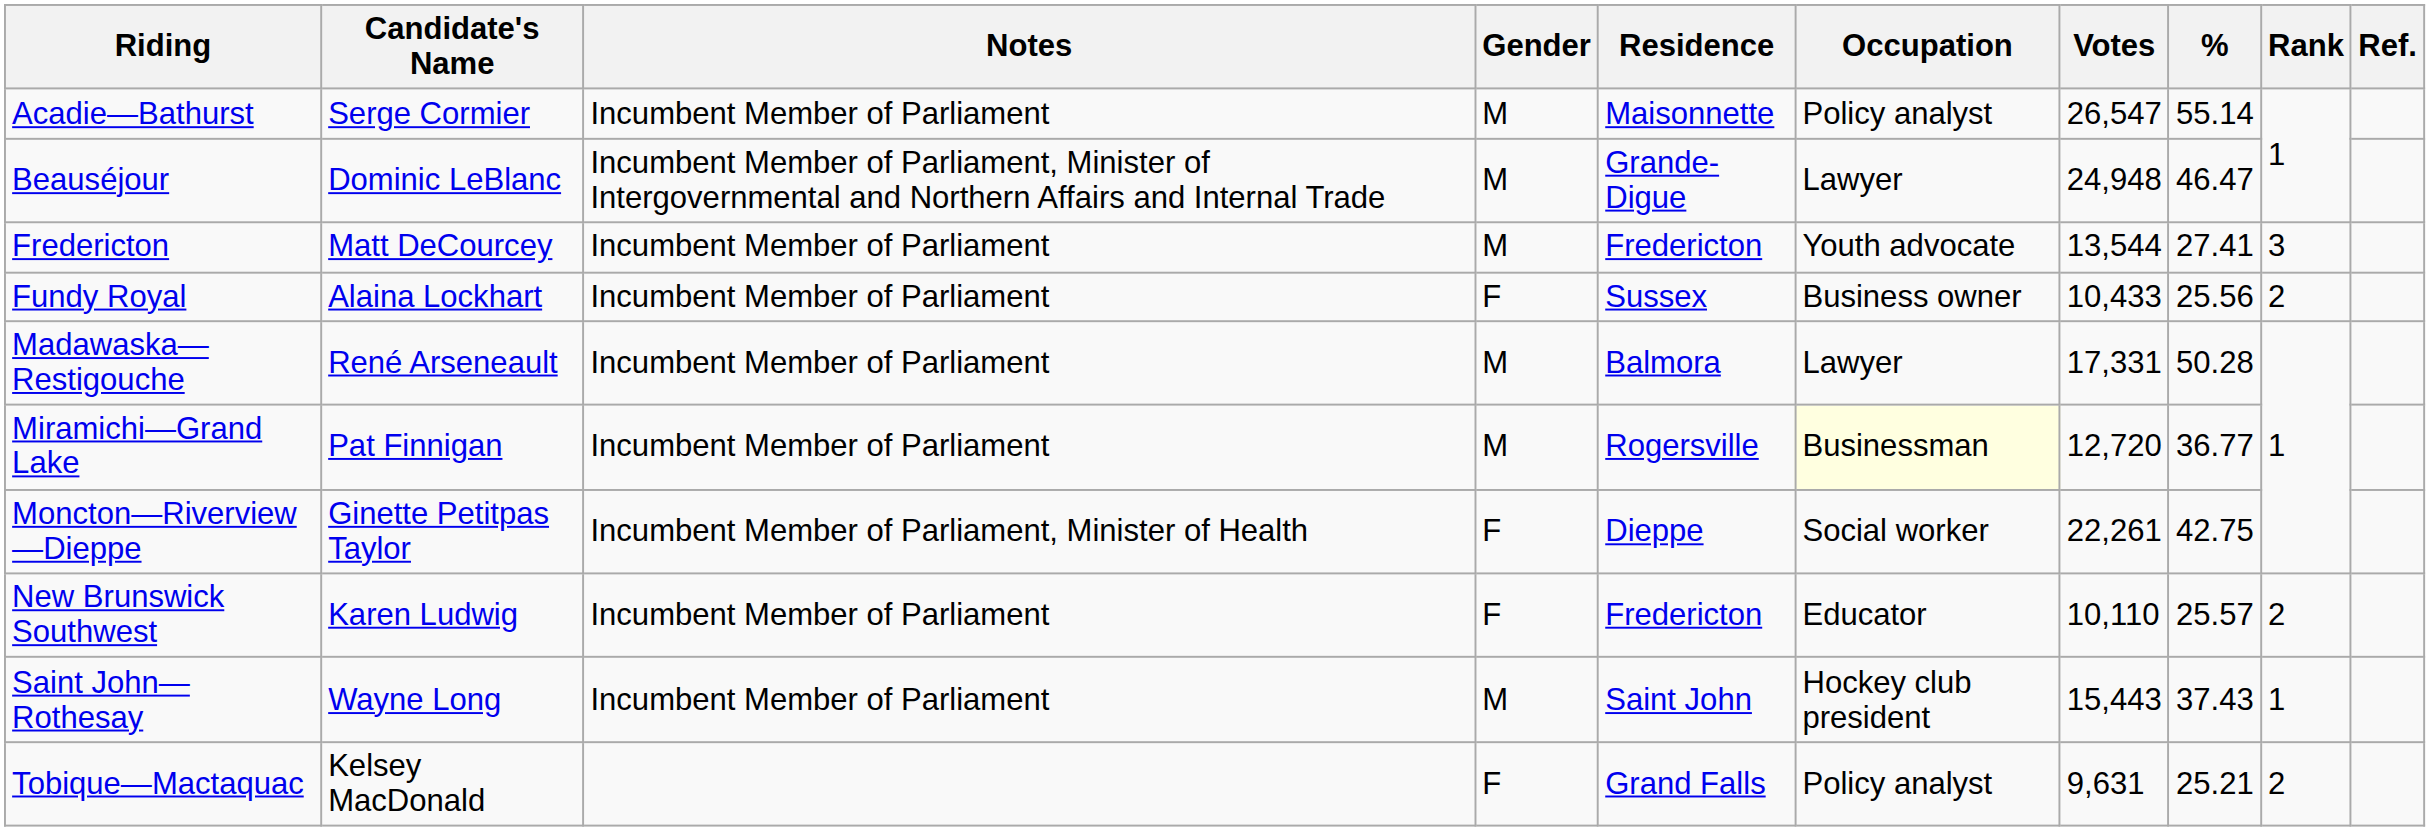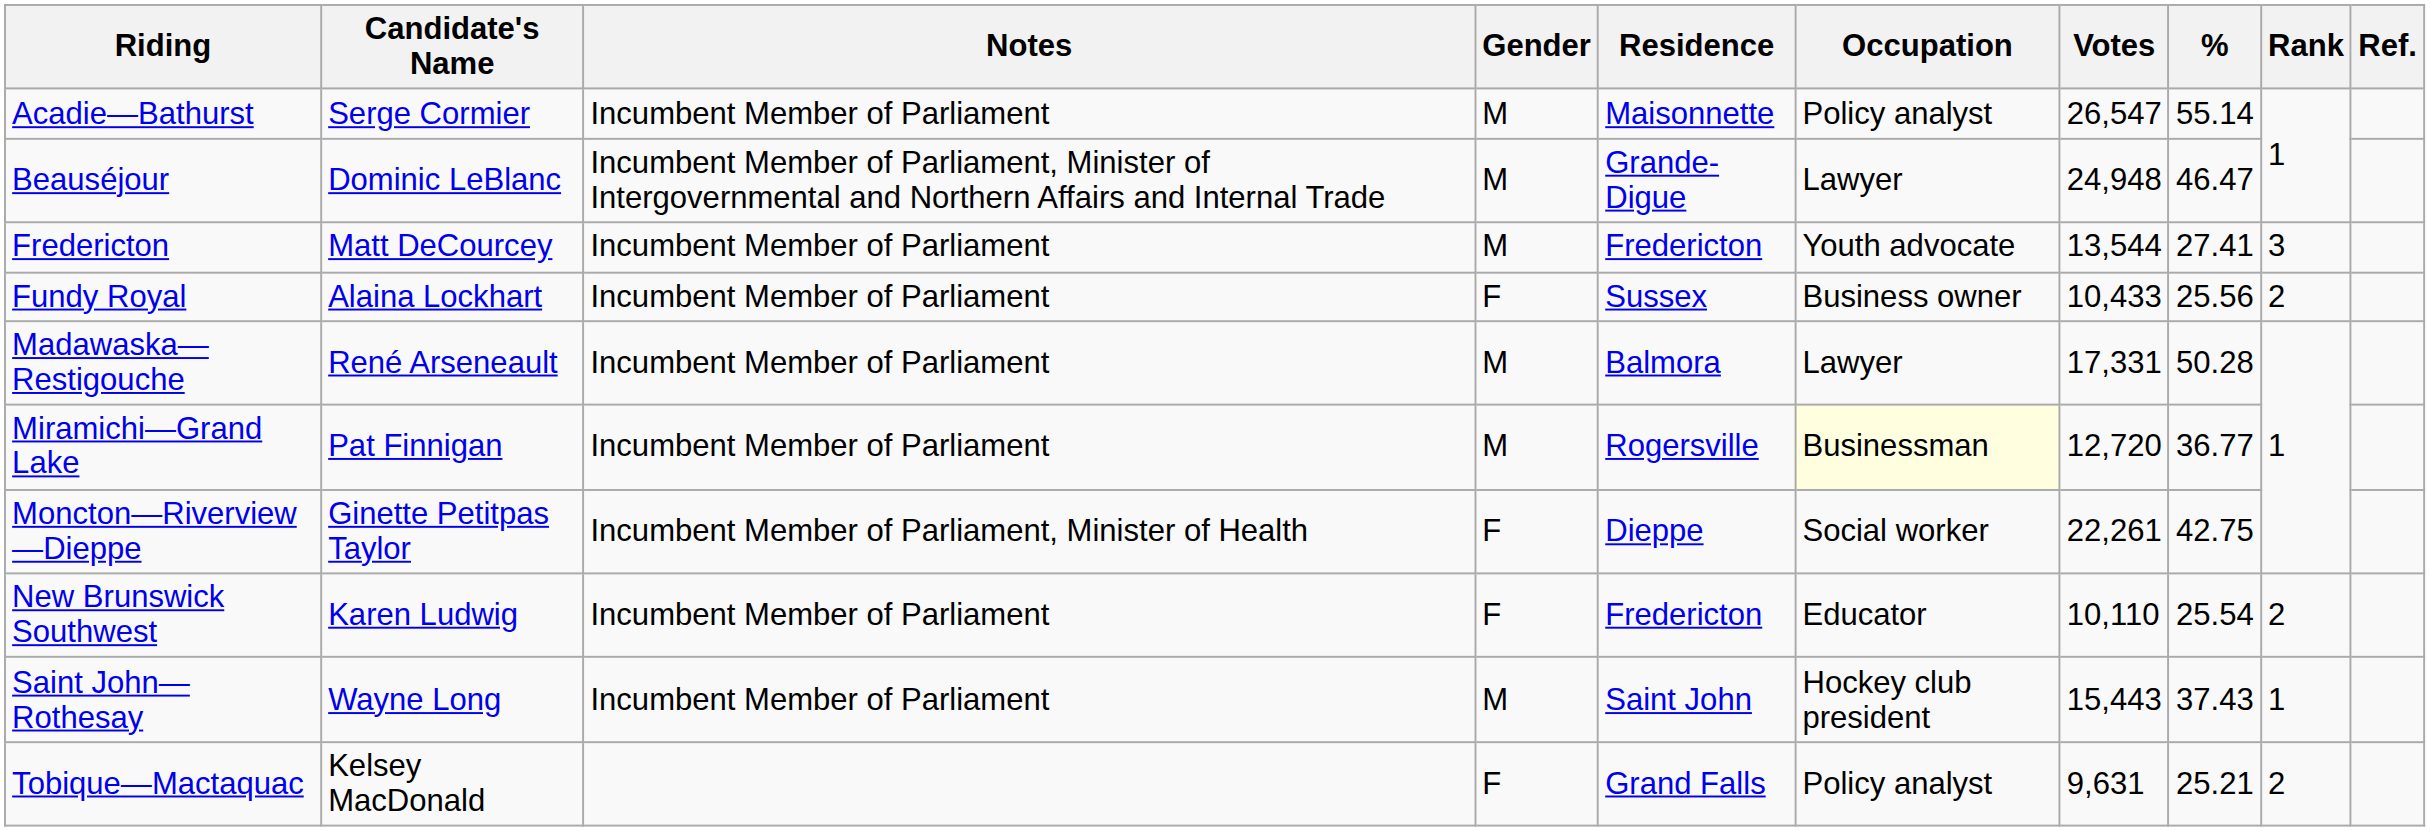(2215, 614) 25.57 -> (2215, 614) 25.54
